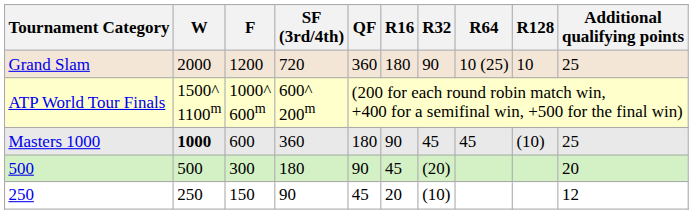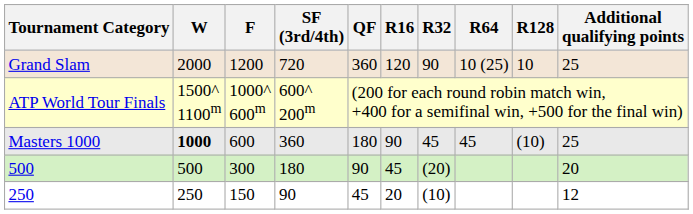(398, 63) 180 -> (398, 63) 120
